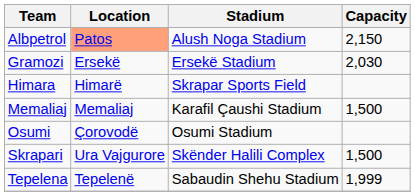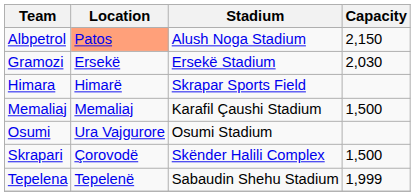(106, 132) Çorovodë -> (120, 132) Ura Vajgurore
(120, 156) Ura Vajgurore -> (106, 156) Çorovodë
